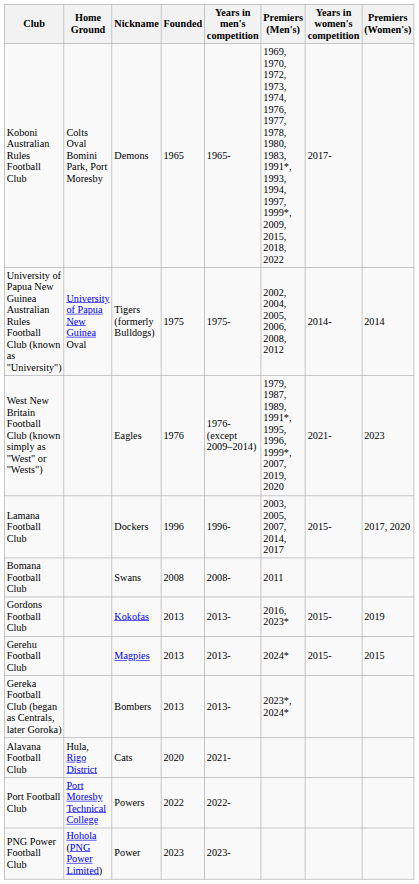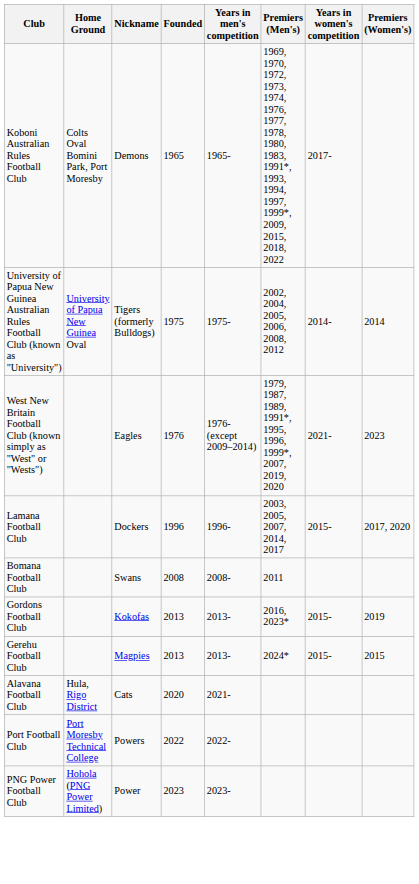- row: (34, 707)
